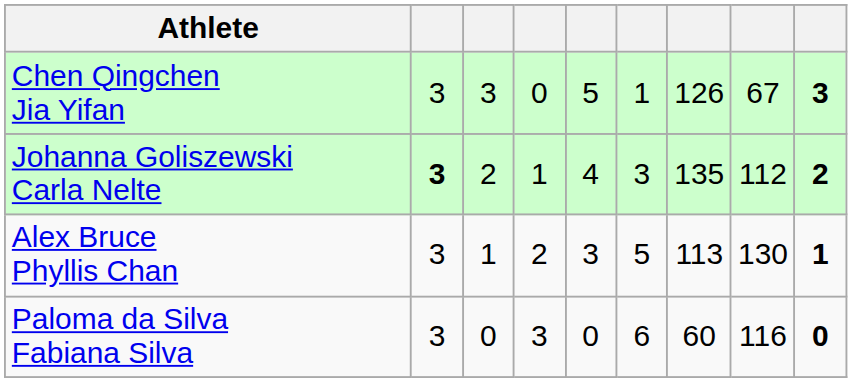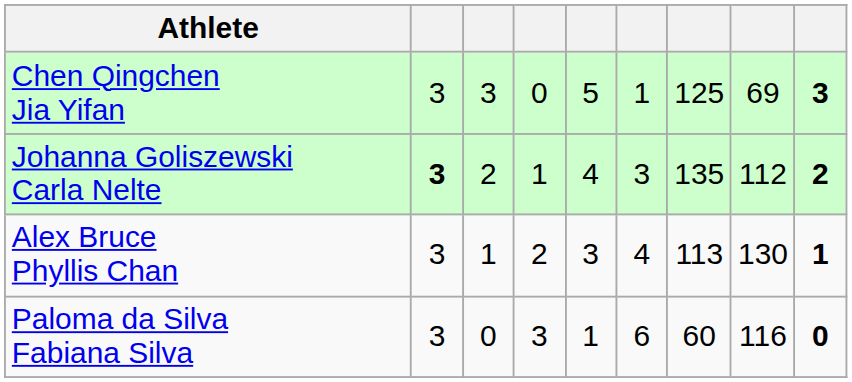(699, 92) 126 -> (699, 92) 125
(763, 92) 67 -> (763, 92) 69
(642, 254) 5 -> (642, 254) 4
(591, 335) 0 -> (591, 335) 1
